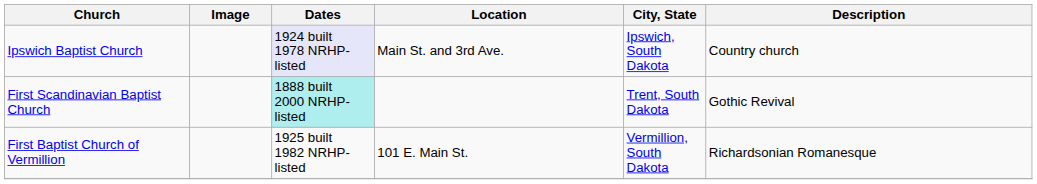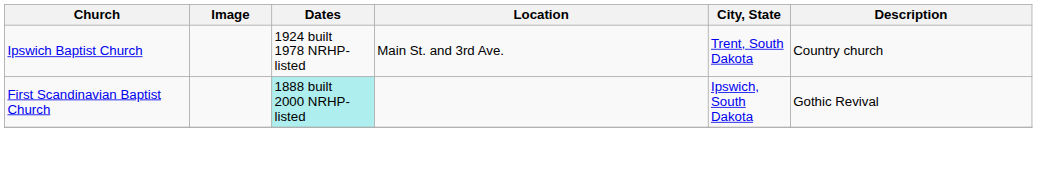(312, 51) lavender background -> (312, 51) no background
(651, 51) Ipswich, South Dakota -> (747, 51) Trent, South Dakota
(663, 101) Trent, South Dakota -> (735, 101) Ipswich, South Dakota
- row: (73, 152)
